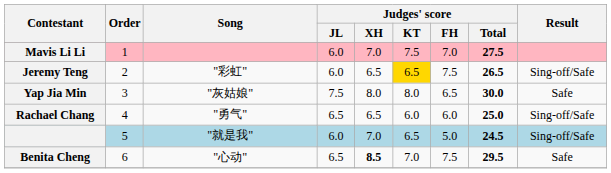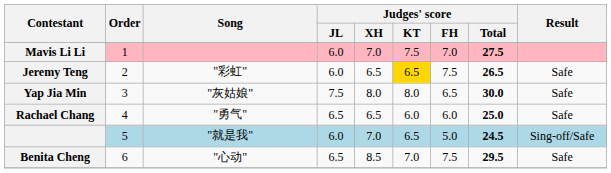(562, 72) Sing-off/Safe -> (562, 72) Safe
(562, 114) Sing-off/Safe -> (562, 114) Safe
(374, 157) bold -> (374, 157) normal
